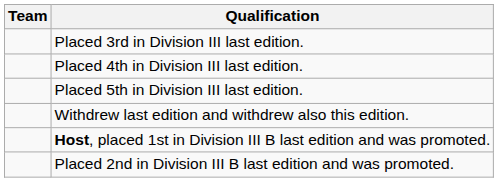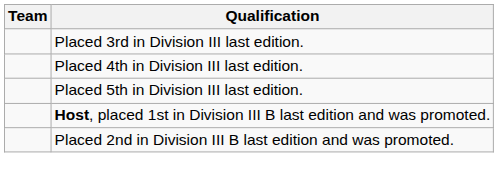- row: (232, 115)
